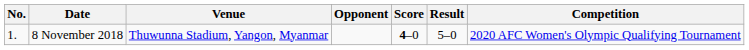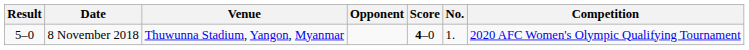columns swapped: (17, 14) <-> (447, 14)
